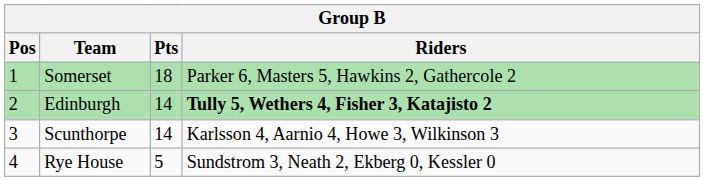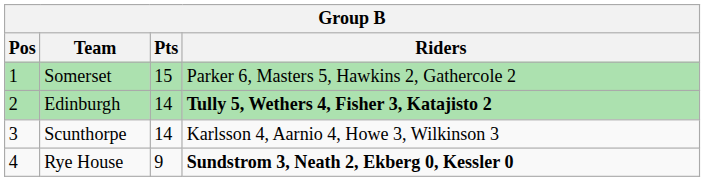(163, 76) 18 -> (163, 76) 15
(159, 162) 5 -> (159, 162) 9
(341, 162) normal -> (350, 162) bold
